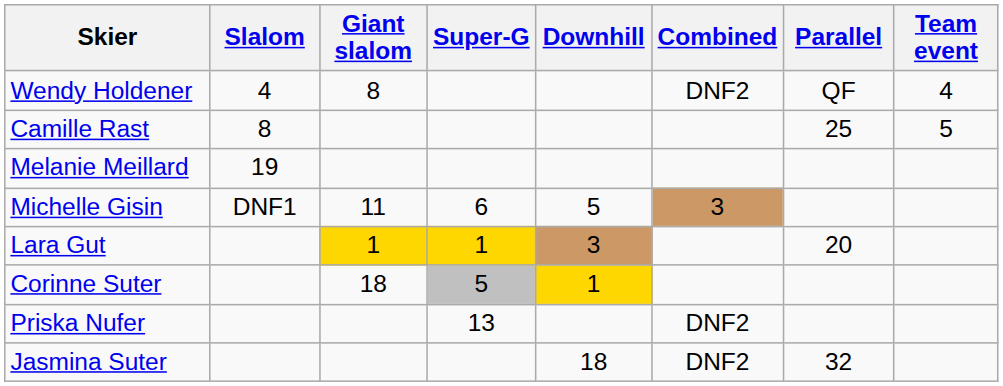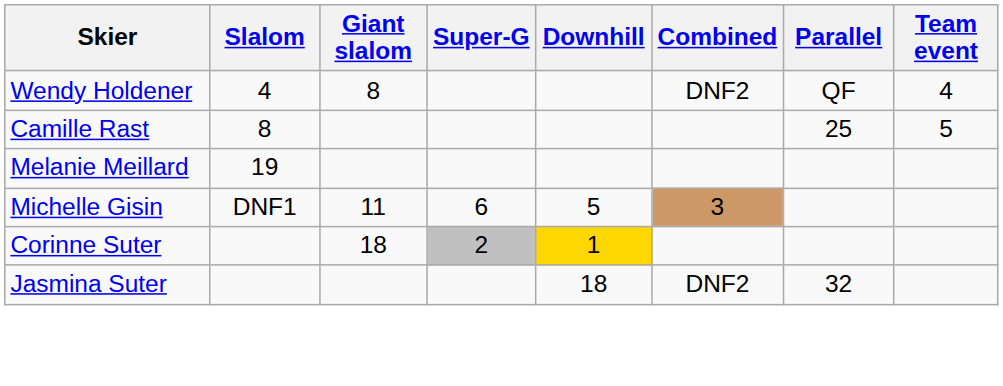- row: (58, 245)
(481, 284) 5 -> (481, 245) 2
- row: (78, 323)
